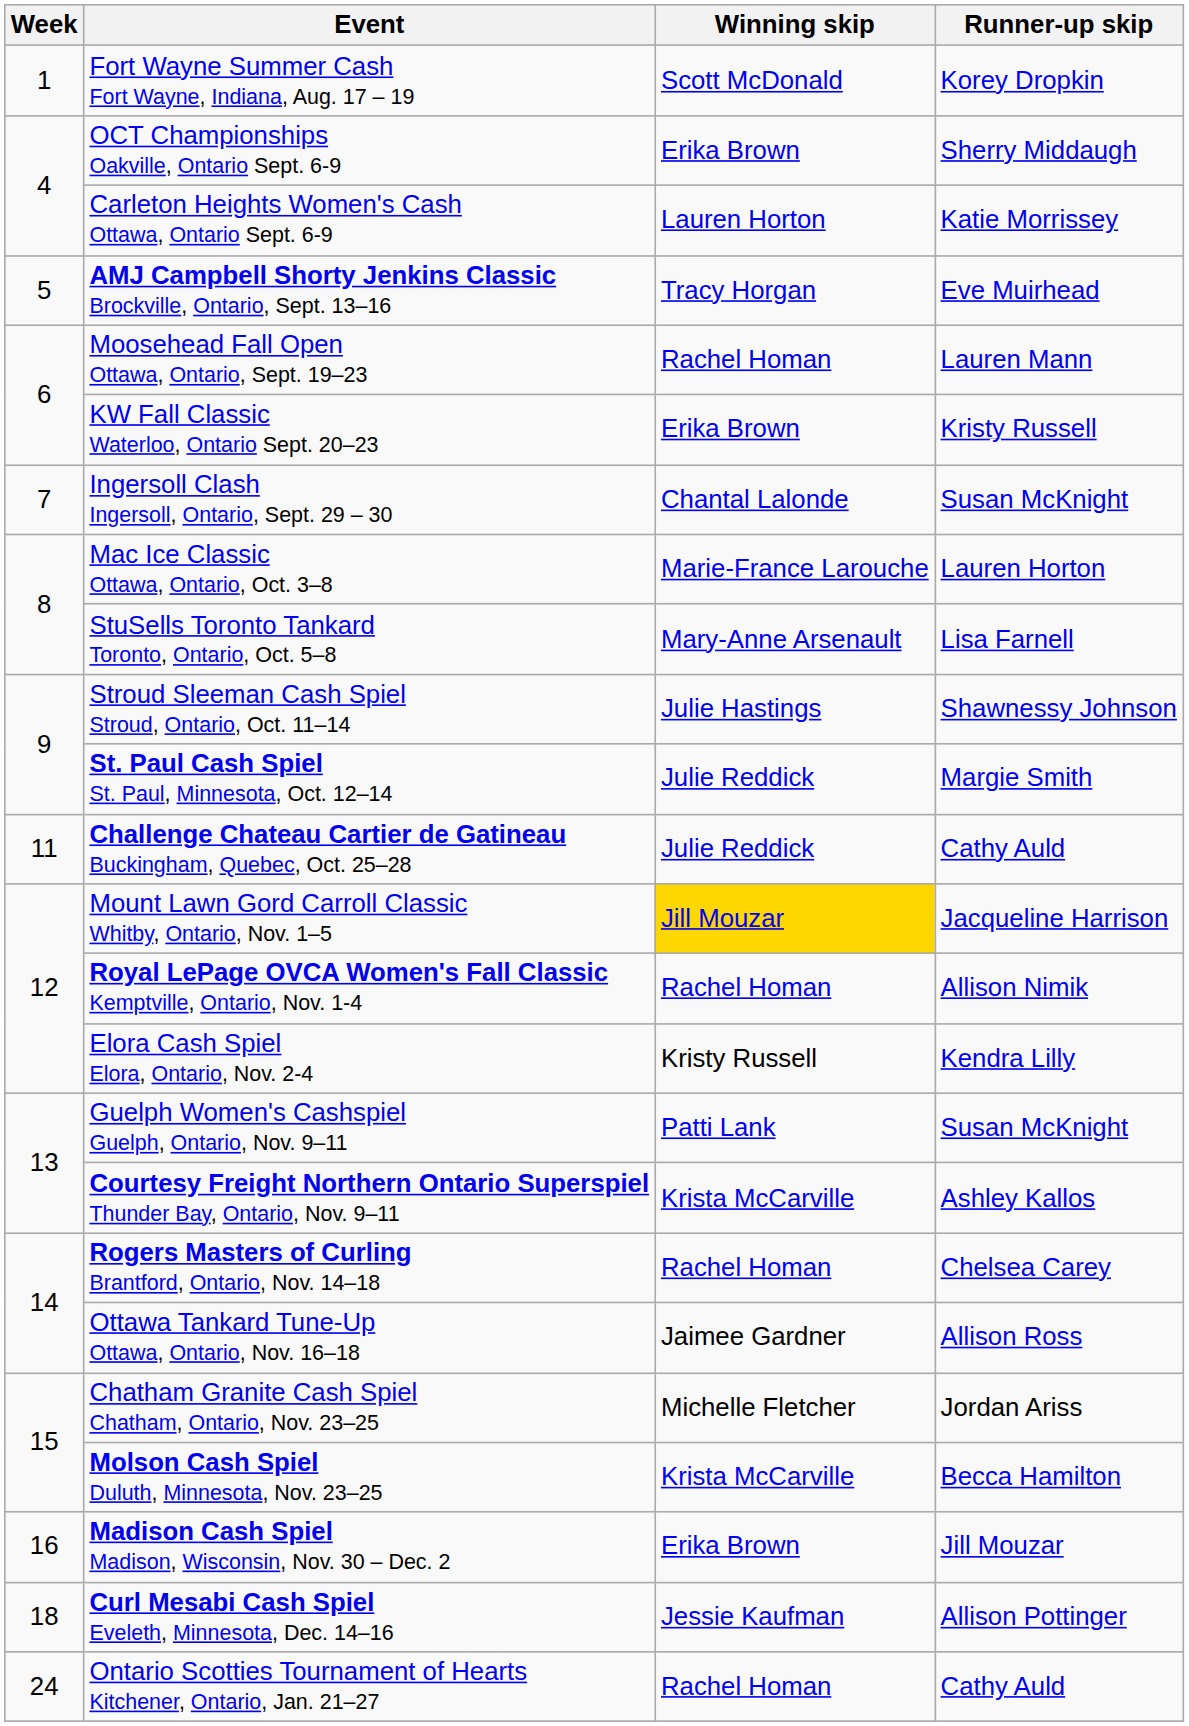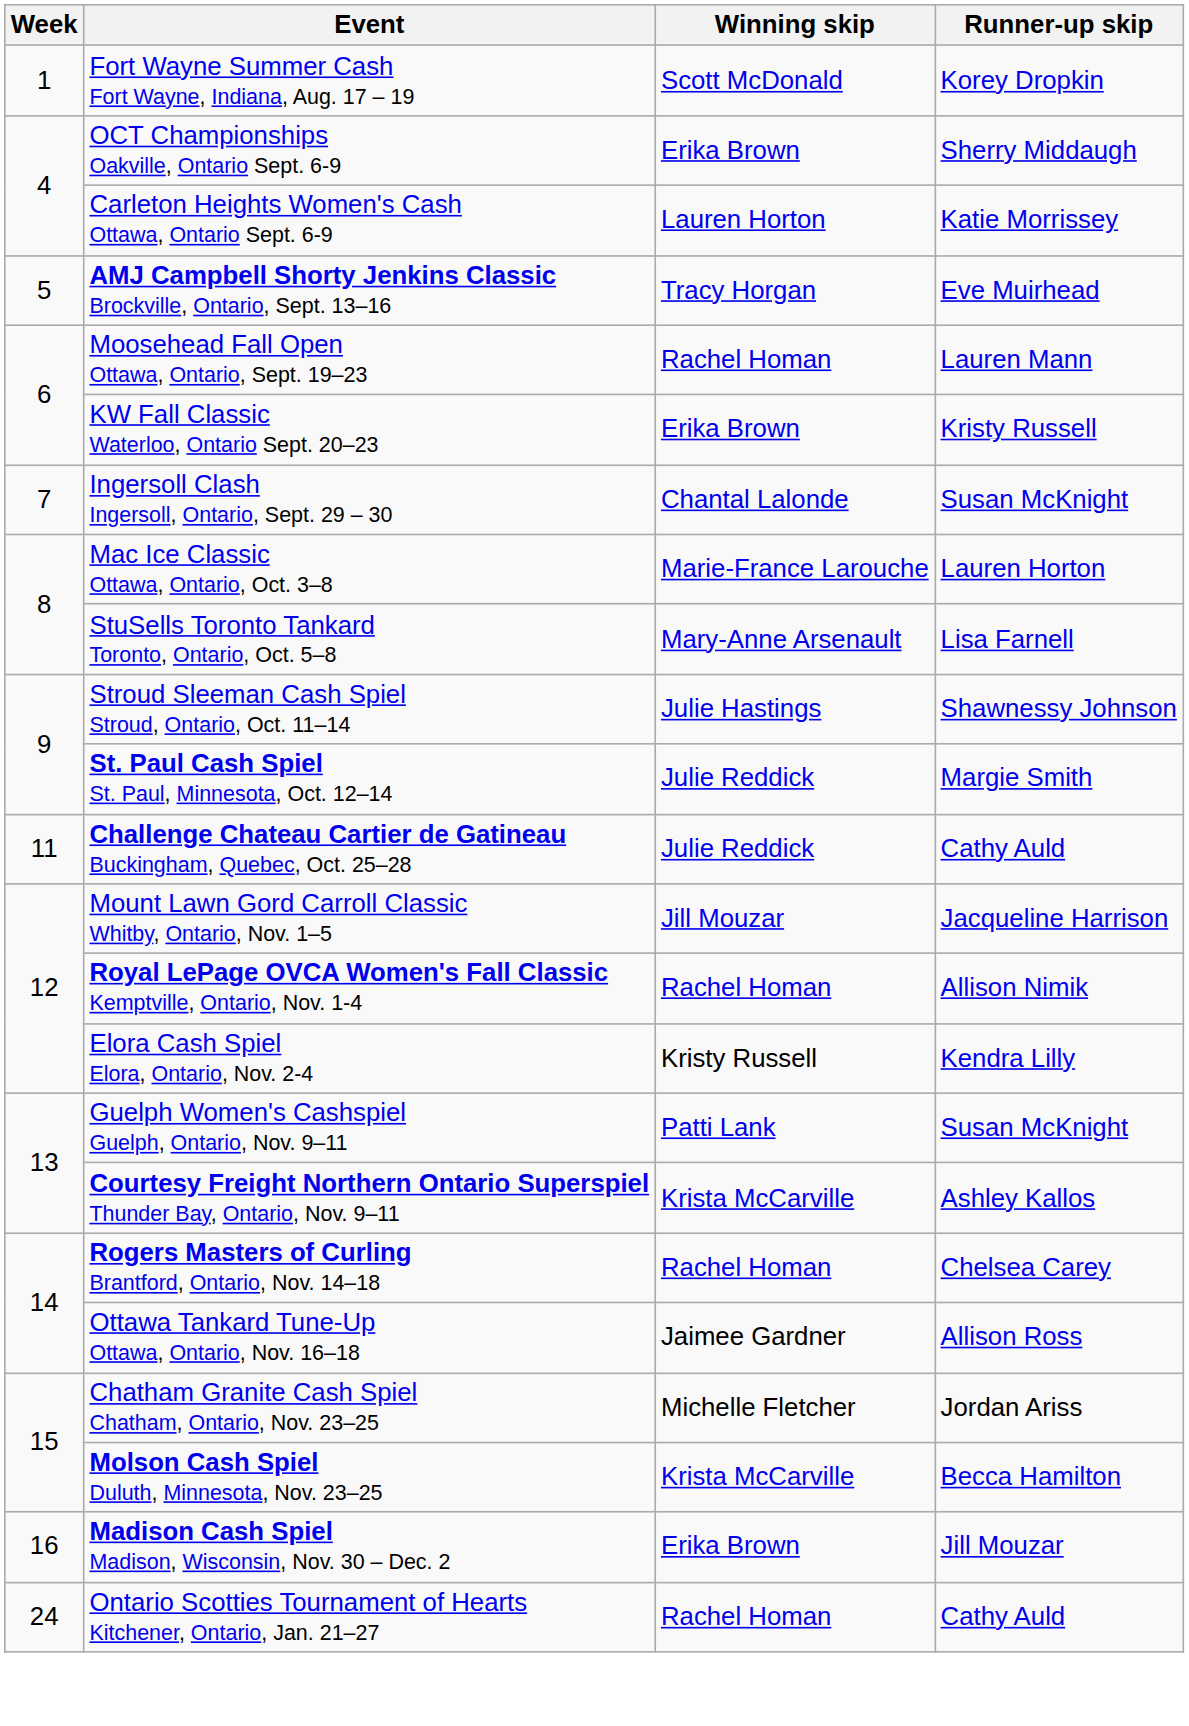(723, 918) gold background -> (723, 918) no background
- row: (242, 1616)
